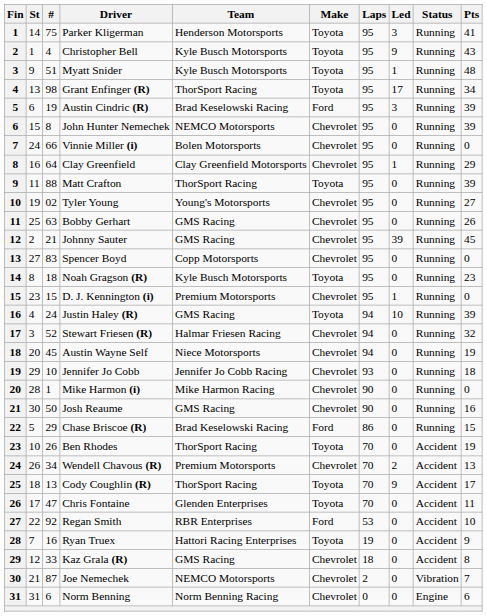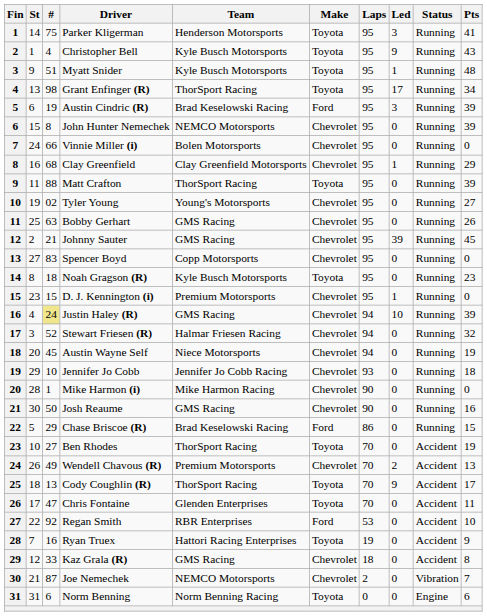(51, 164) 64 -> (51, 164) 68
(51, 314) no background -> (51, 314) khaki background
(328, 314) Toyota -> (334, 314) Chevrolet
(51, 446) 26 -> (51, 446) 27
(51, 465) 34 -> (51, 465) 49
(334, 596) Chevrolet -> (328, 596) Toyota
